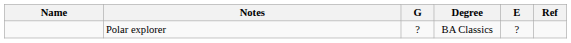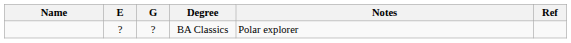columns swapped: (517, 12) <-> (252, 12)
